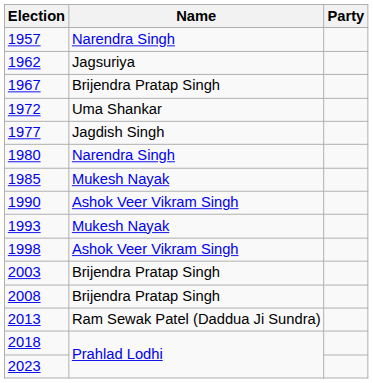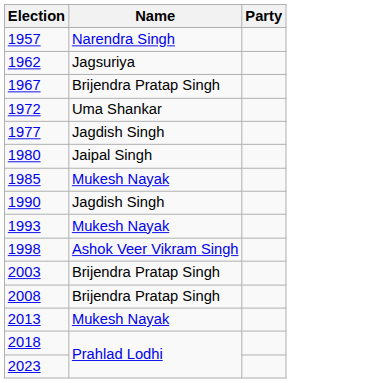(123, 156) Narendra Singh -> (112, 156) Jaipal Singh
(155, 202) Ashok Veer Vikram Singh -> (118, 202) Jagdish Singh
(196, 319) Ram Sewak Patel (Daddua Ji Sundra) -> (121, 319) Mukesh Nayak
